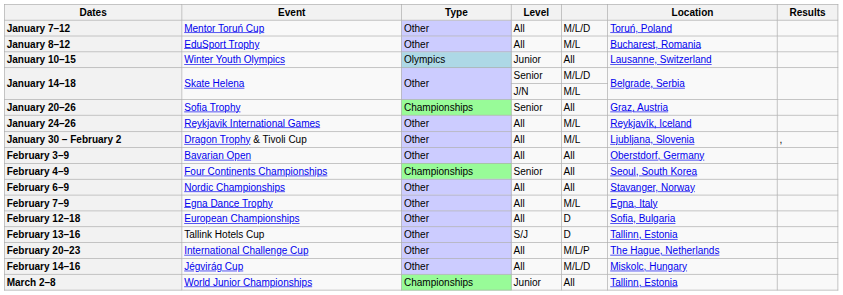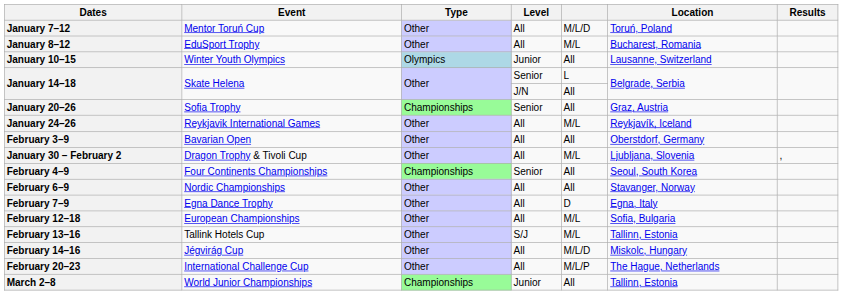(577, 76) M/L/D -> (566, 76) L
(572, 92) M/L -> (569, 92) All
rows swapped: (64, 140) <-> (38, 155)
(572, 203) M/L -> (567, 203) D
(567, 219) D -> (572, 219) M/L
(567, 235) D -> (572, 235) M/L
rows swapped: (43, 267) <-> (43, 251)
